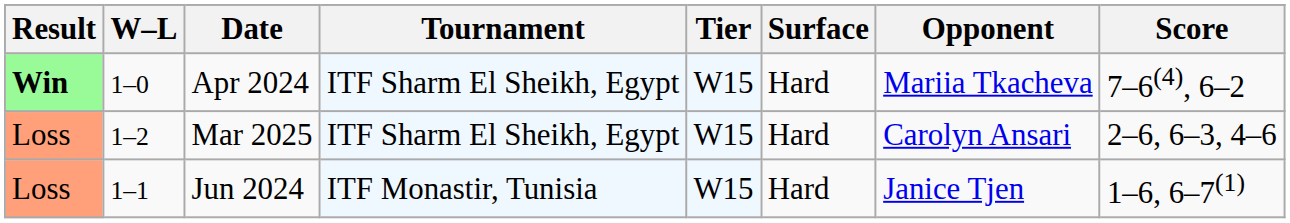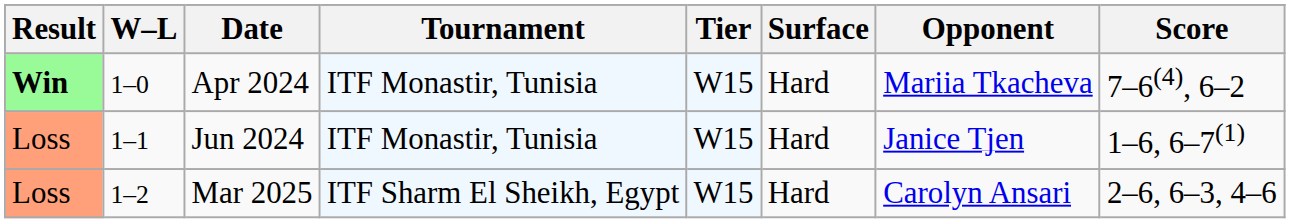(503, 82) ITF Sharm El Sheikh, Egypt -> (462, 82) ITF Monastir, Tunisia
rows swapped: (248, 188) <-> (252, 135)
